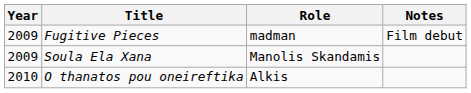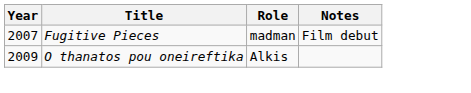(23, 36) 2009 -> (23, 36) 2007
- row: (98, 56)
(23, 77) 2010 -> (23, 56) 2009
